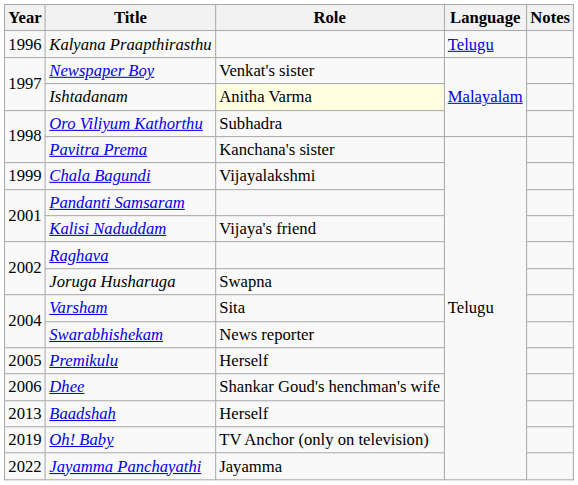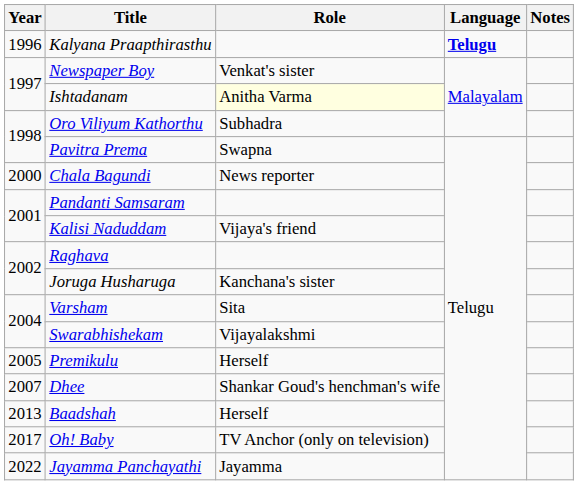(471, 44) normal -> (472, 44) bold
(277, 149) Kanchana's sister -> (246, 149) Swapna
(25, 176) 1999 -> (25, 176) 2000
(267, 176) Vijayalakshmi -> (267, 176) News reporter
(246, 281) Swapna -> (277, 281) Kanchana's sister
(267, 334) News reporter -> (267, 334) Vijayalakshmi
(25, 387) 2006 -> (25, 387) 2007
(25, 439) 2019 -> (25, 439) 2017
